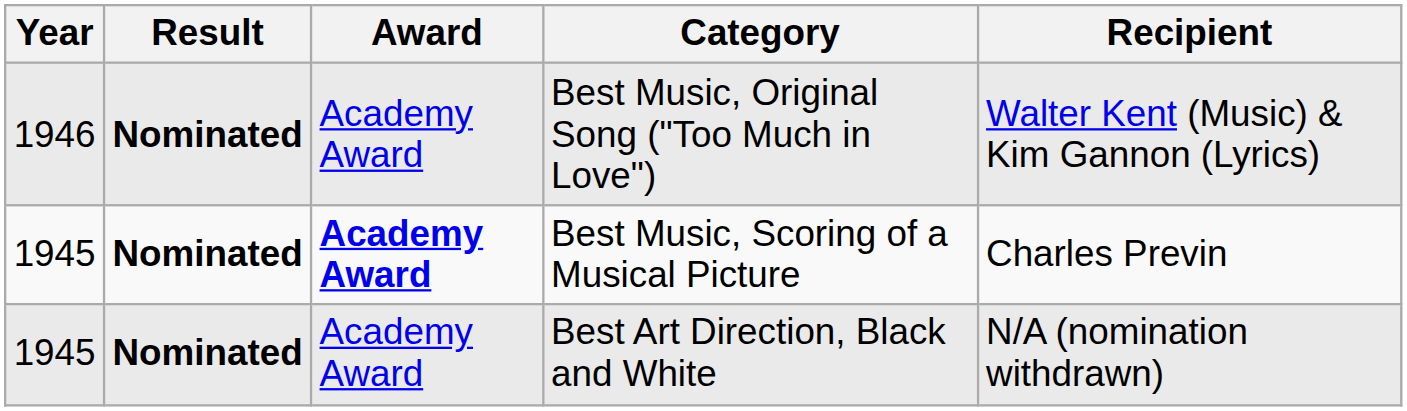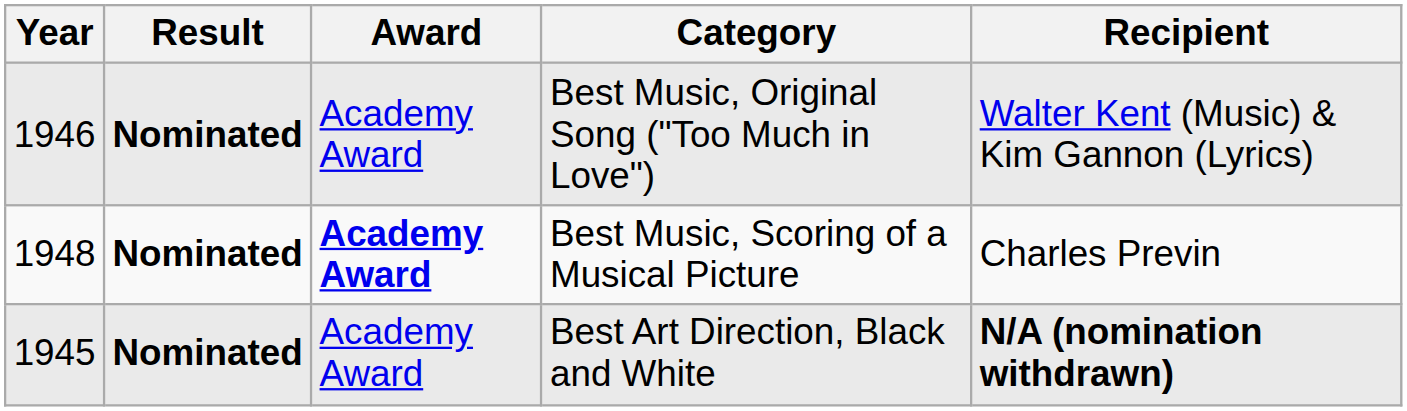(55, 253) 1945 -> (55, 253) 1948
(1117, 353) normal -> (1121, 353) bold
